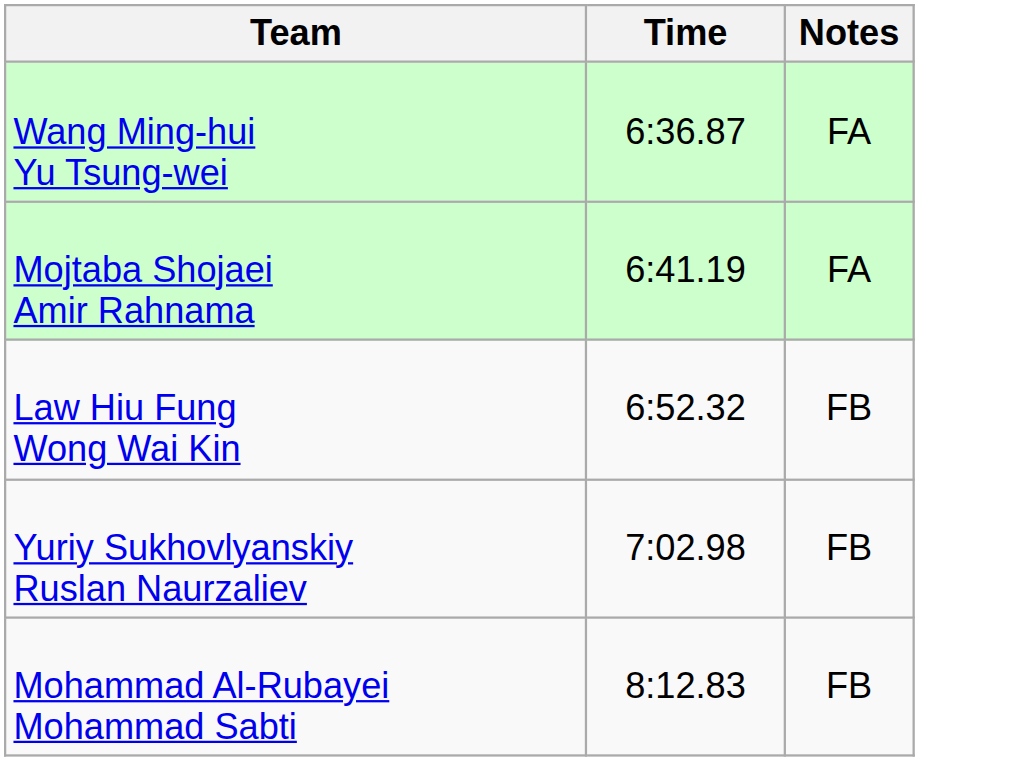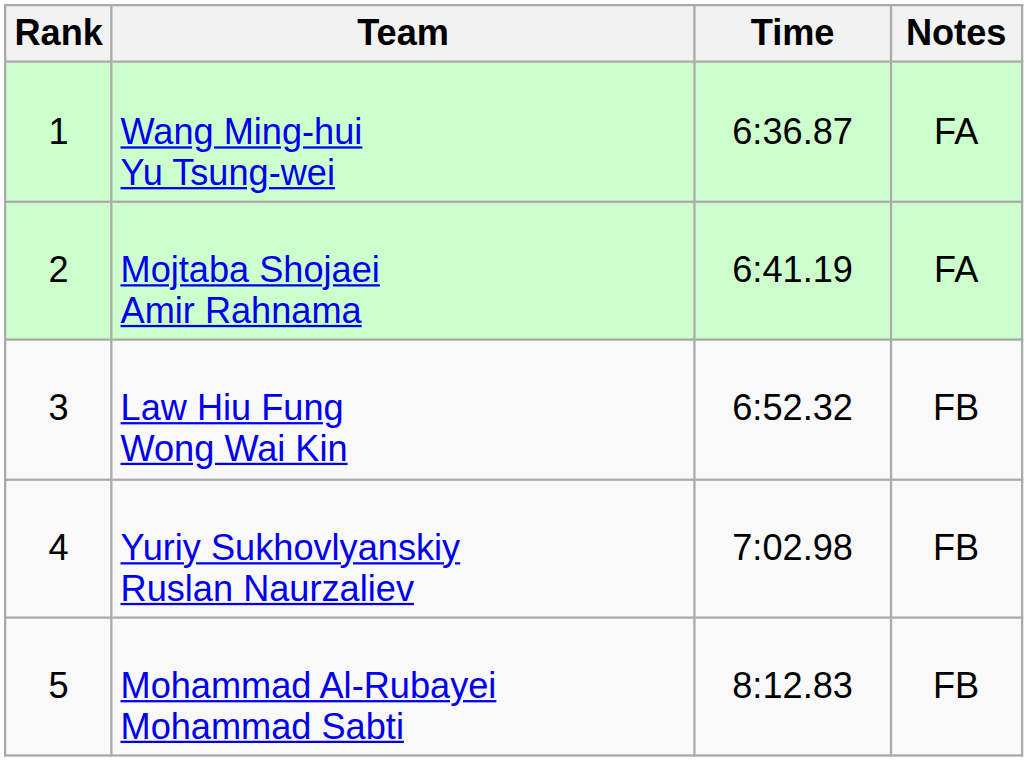+ column: (59, 33)
